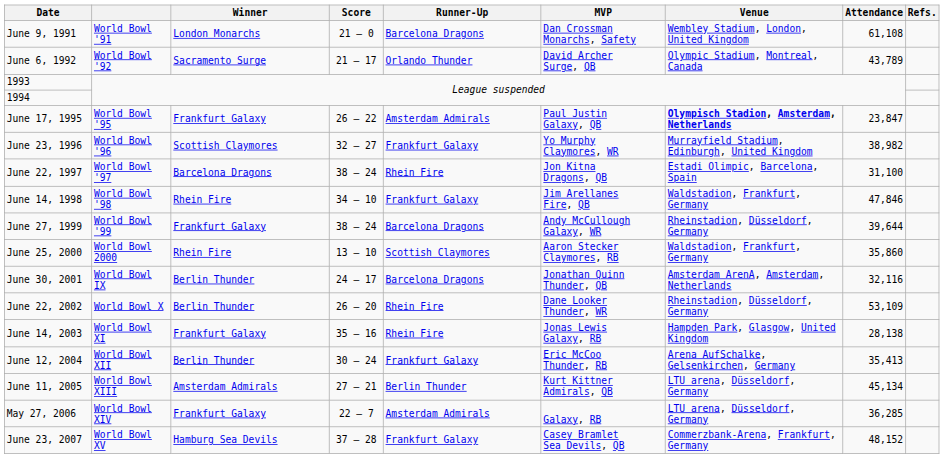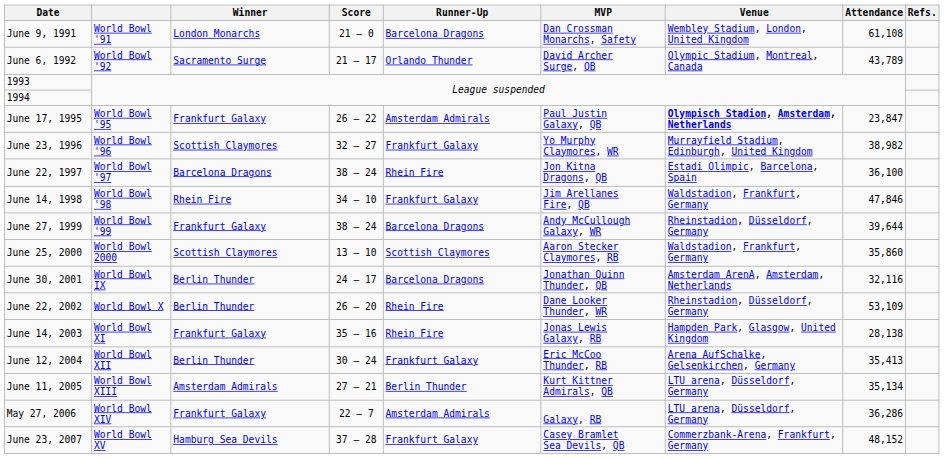(886, 173) 31,100 -> (886, 173) 36,100
(202, 253) Rhein Fire -> (225, 253) Scottish Claymores
(886, 387) 45,134 -> (886, 387) 35,134
(886, 414) 36,285 -> (886, 414) 36,286
